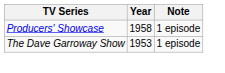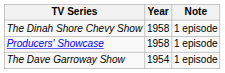+ row: (74, 28)
(141, 44) 1953 -> (158, 60) 1954
